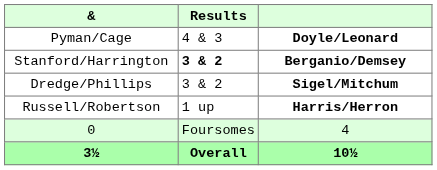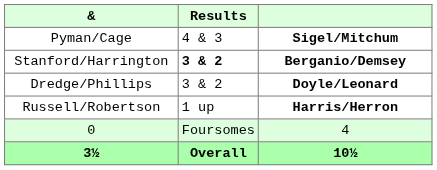(345, 39) Doyle/Leonard -> (345, 39) Sigel/Mitchum
(345, 85) Sigel/Mitchum -> (345, 85) Doyle/Leonard
